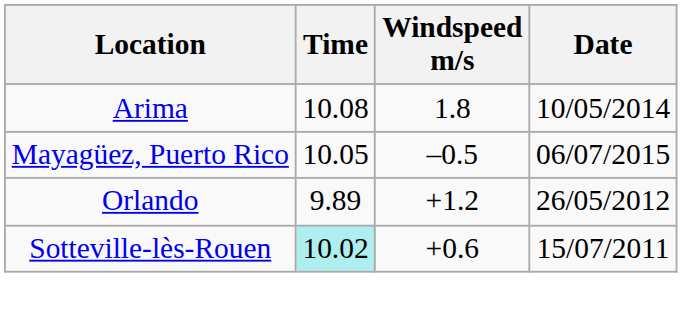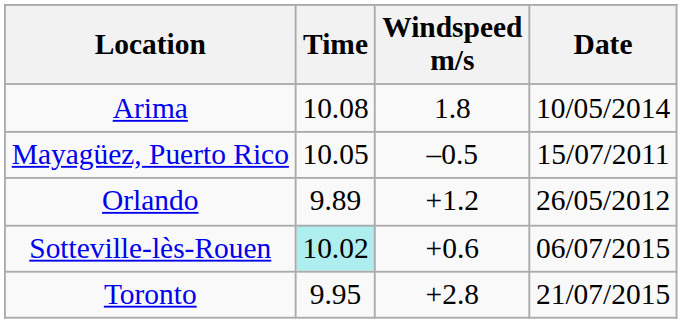(603, 154) 06/07/2015 -> (603, 154) 15/07/2011
(603, 247) 15/07/2011 -> (603, 247) 06/07/2015
+ row: (150, 294)
